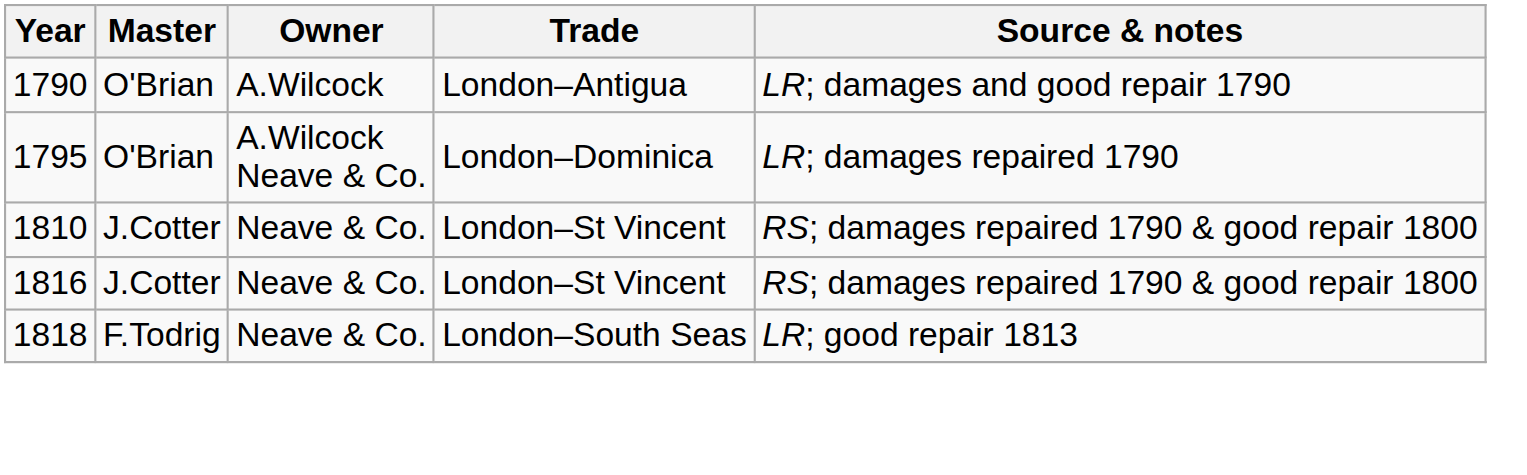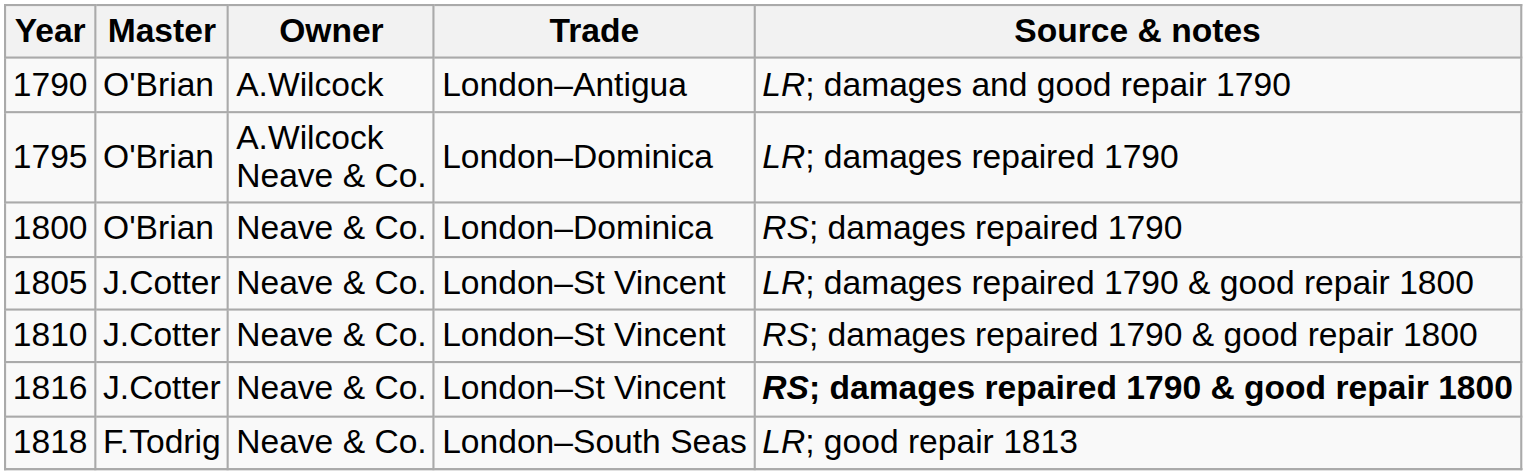+ row: (50, 228)
+ row: (50, 282)
(1120, 282) normal -> (1138, 388) bold
